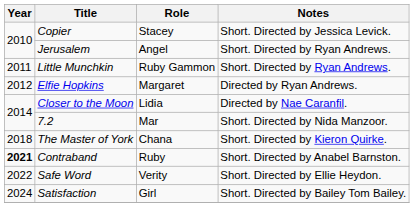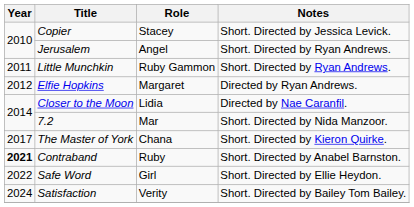(20, 139) 2018 -> (20, 139) 2017
(153, 175) Verity -> (148, 175) Girl
(148, 193) Girl -> (153, 193) Verity
